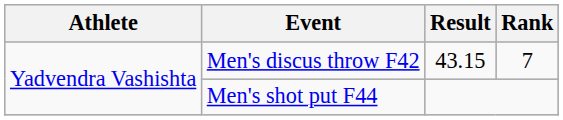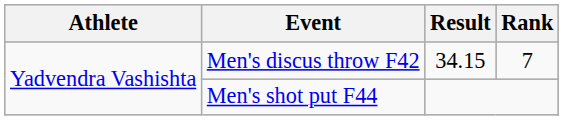(460, 60) 43.15 -> (460, 60) 34.15
